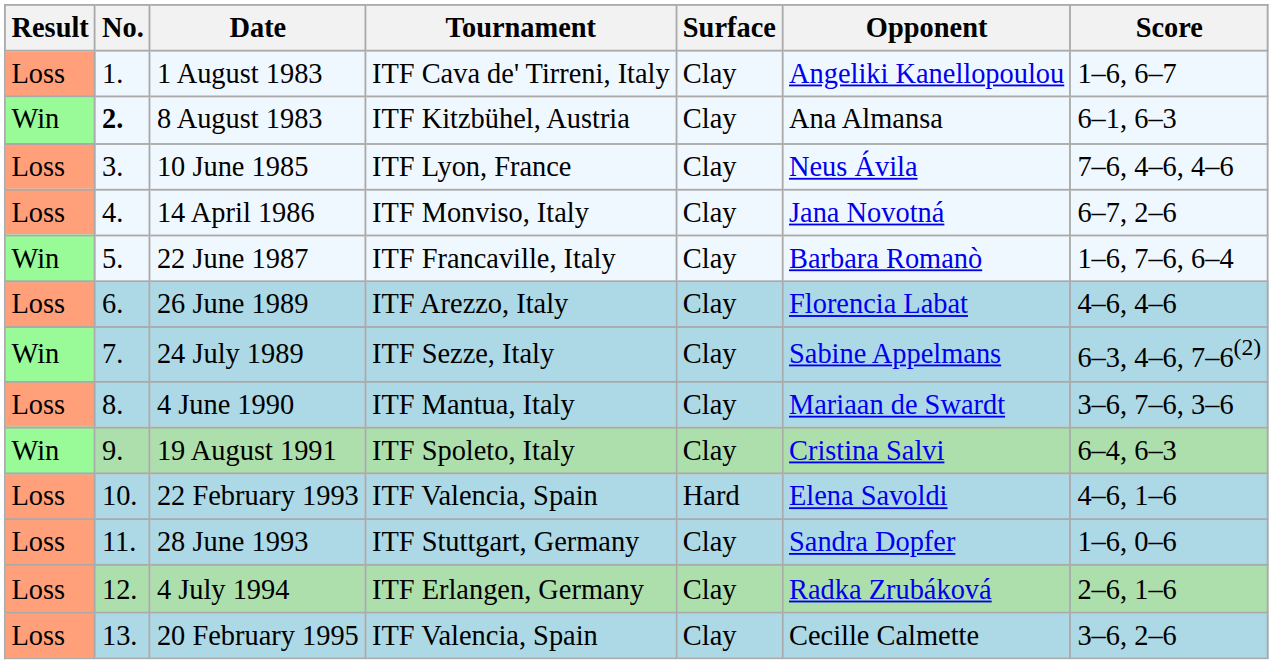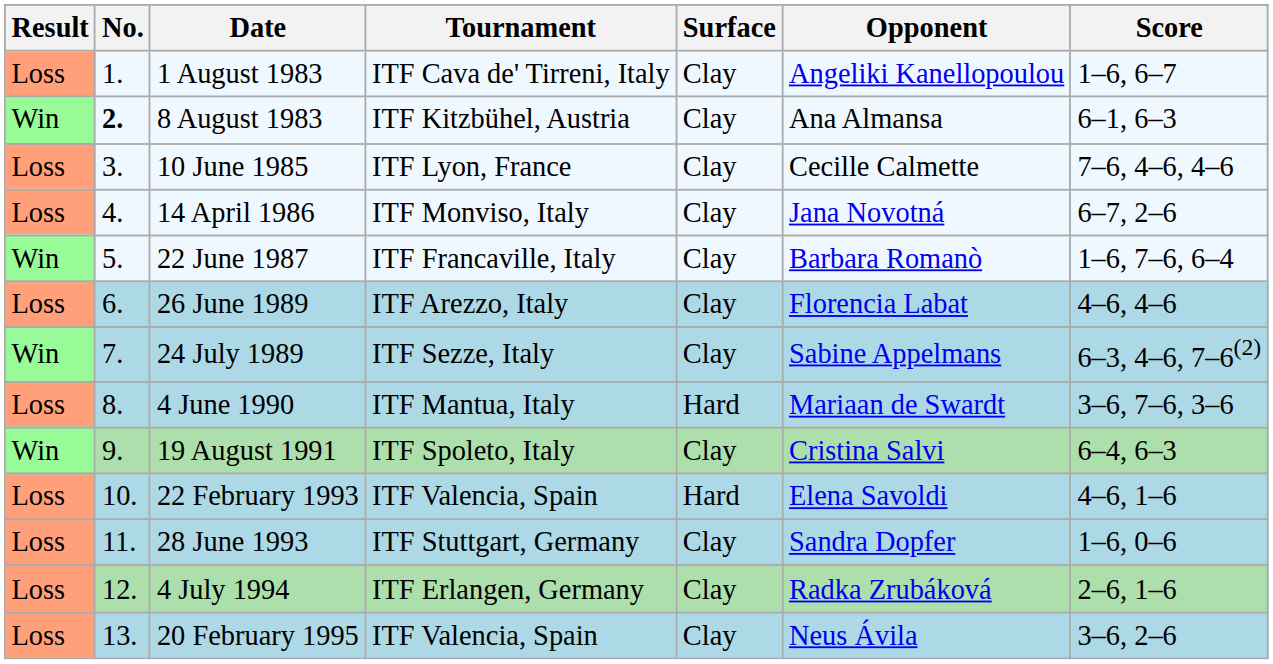(853, 165) Neus Ávila -> (884, 165) Cecille Calmette
(710, 403) Clay -> (711, 403) Hard
(884, 633) Cecille Calmette -> (853, 633) Neus Ávila
